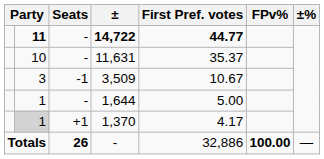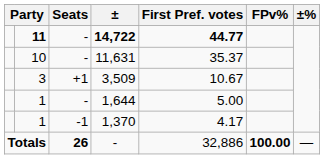(82, 79) -1 -> (81, 79) +1
(42, 121) lightgrey background -> (42, 121) no background
(81, 121) +1 -> (82, 121) -1
